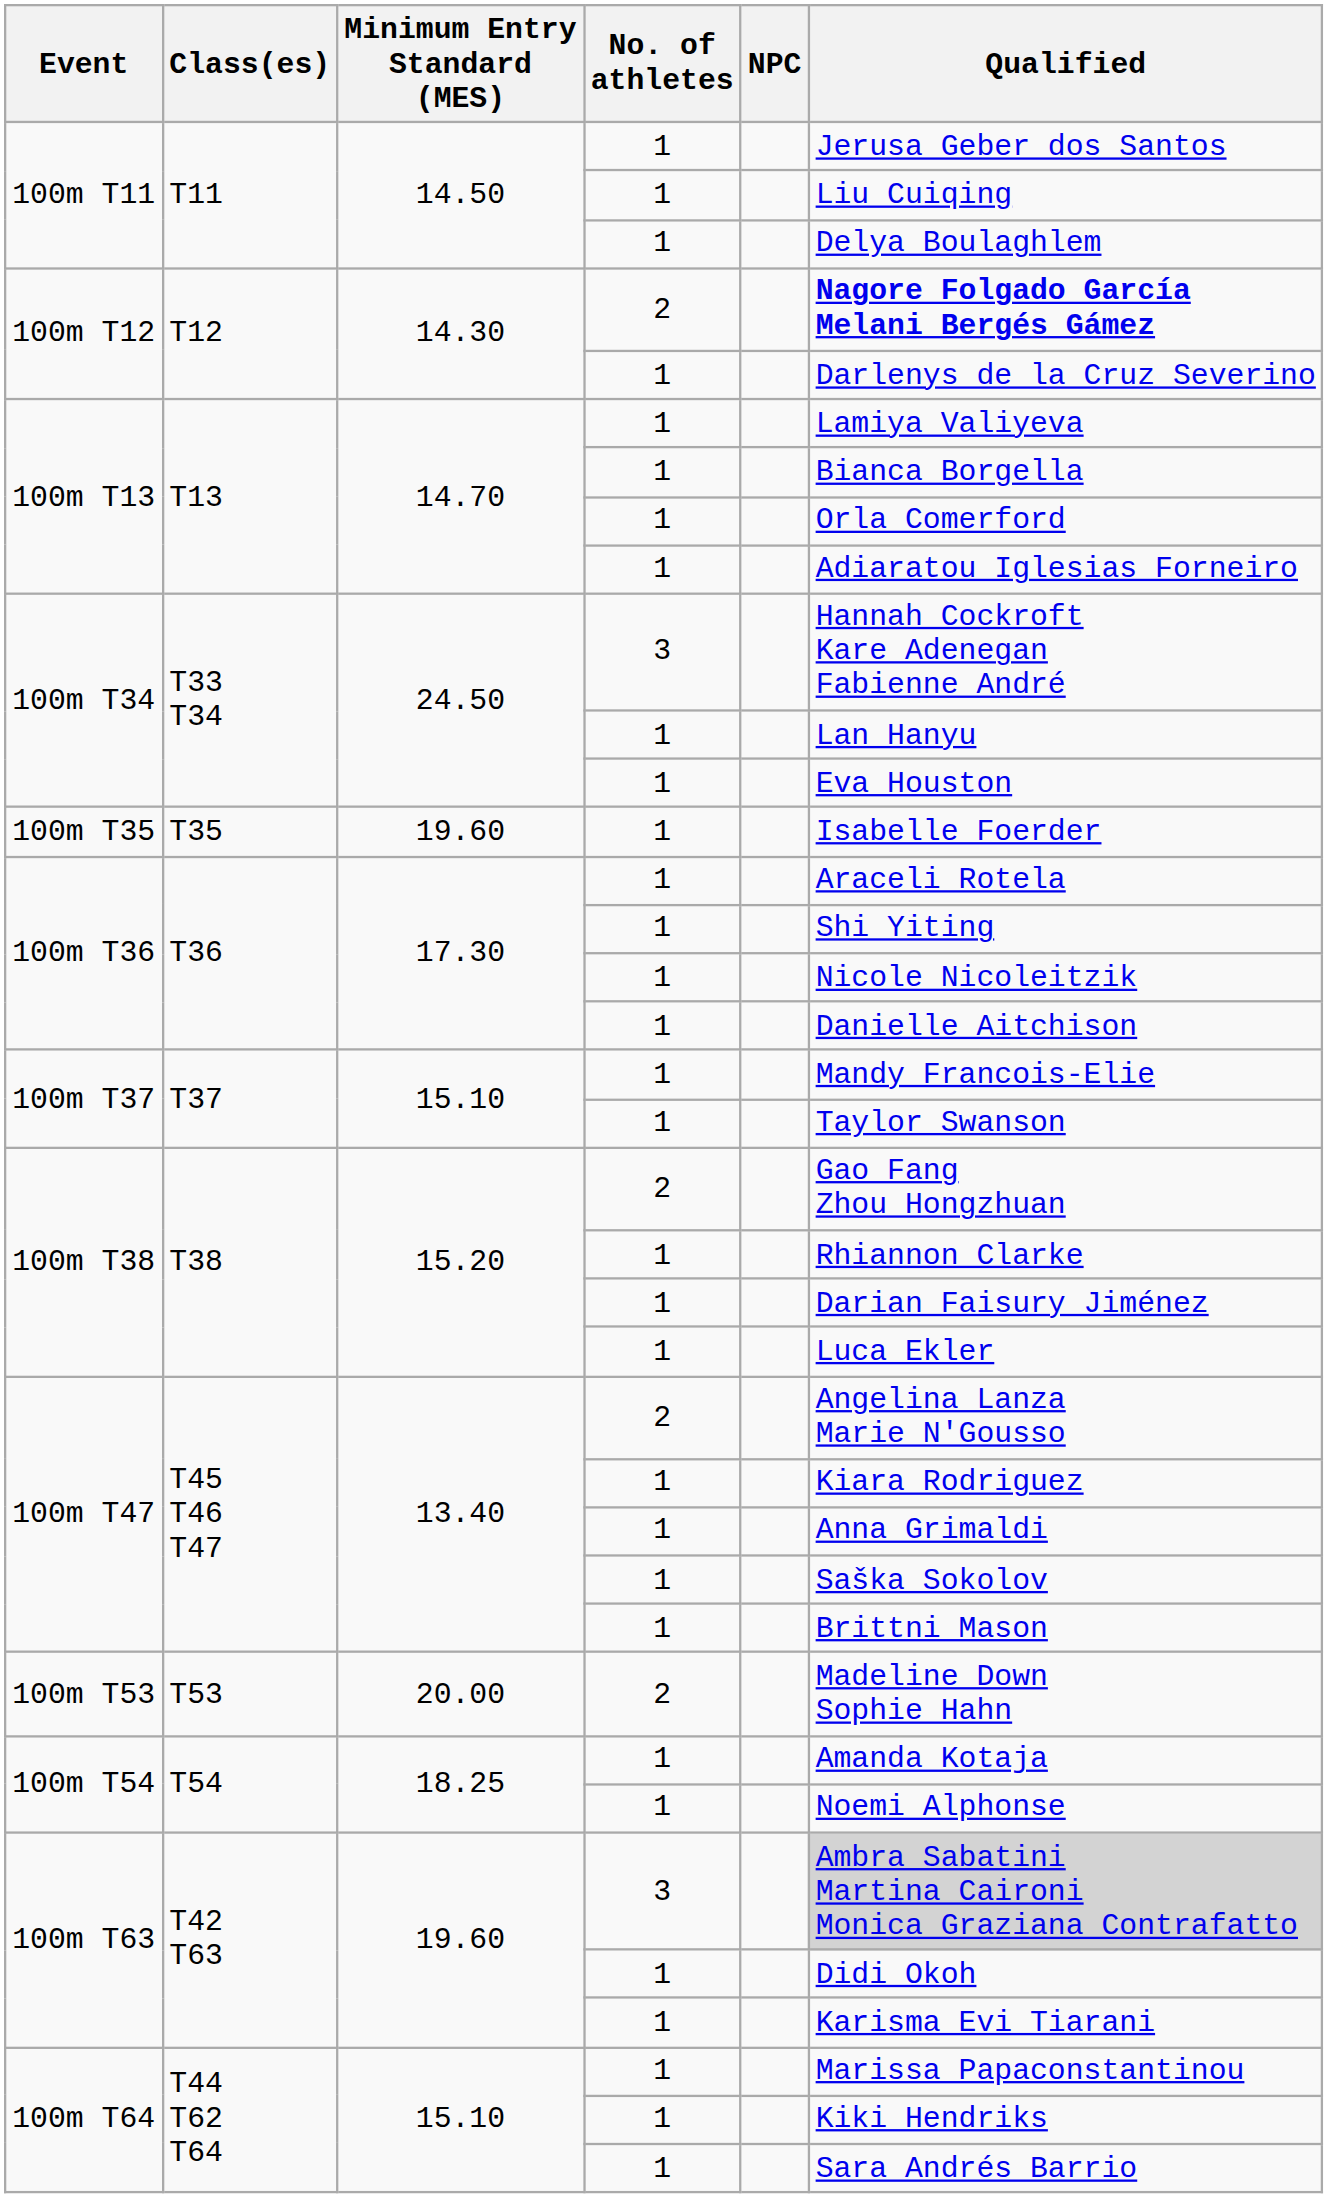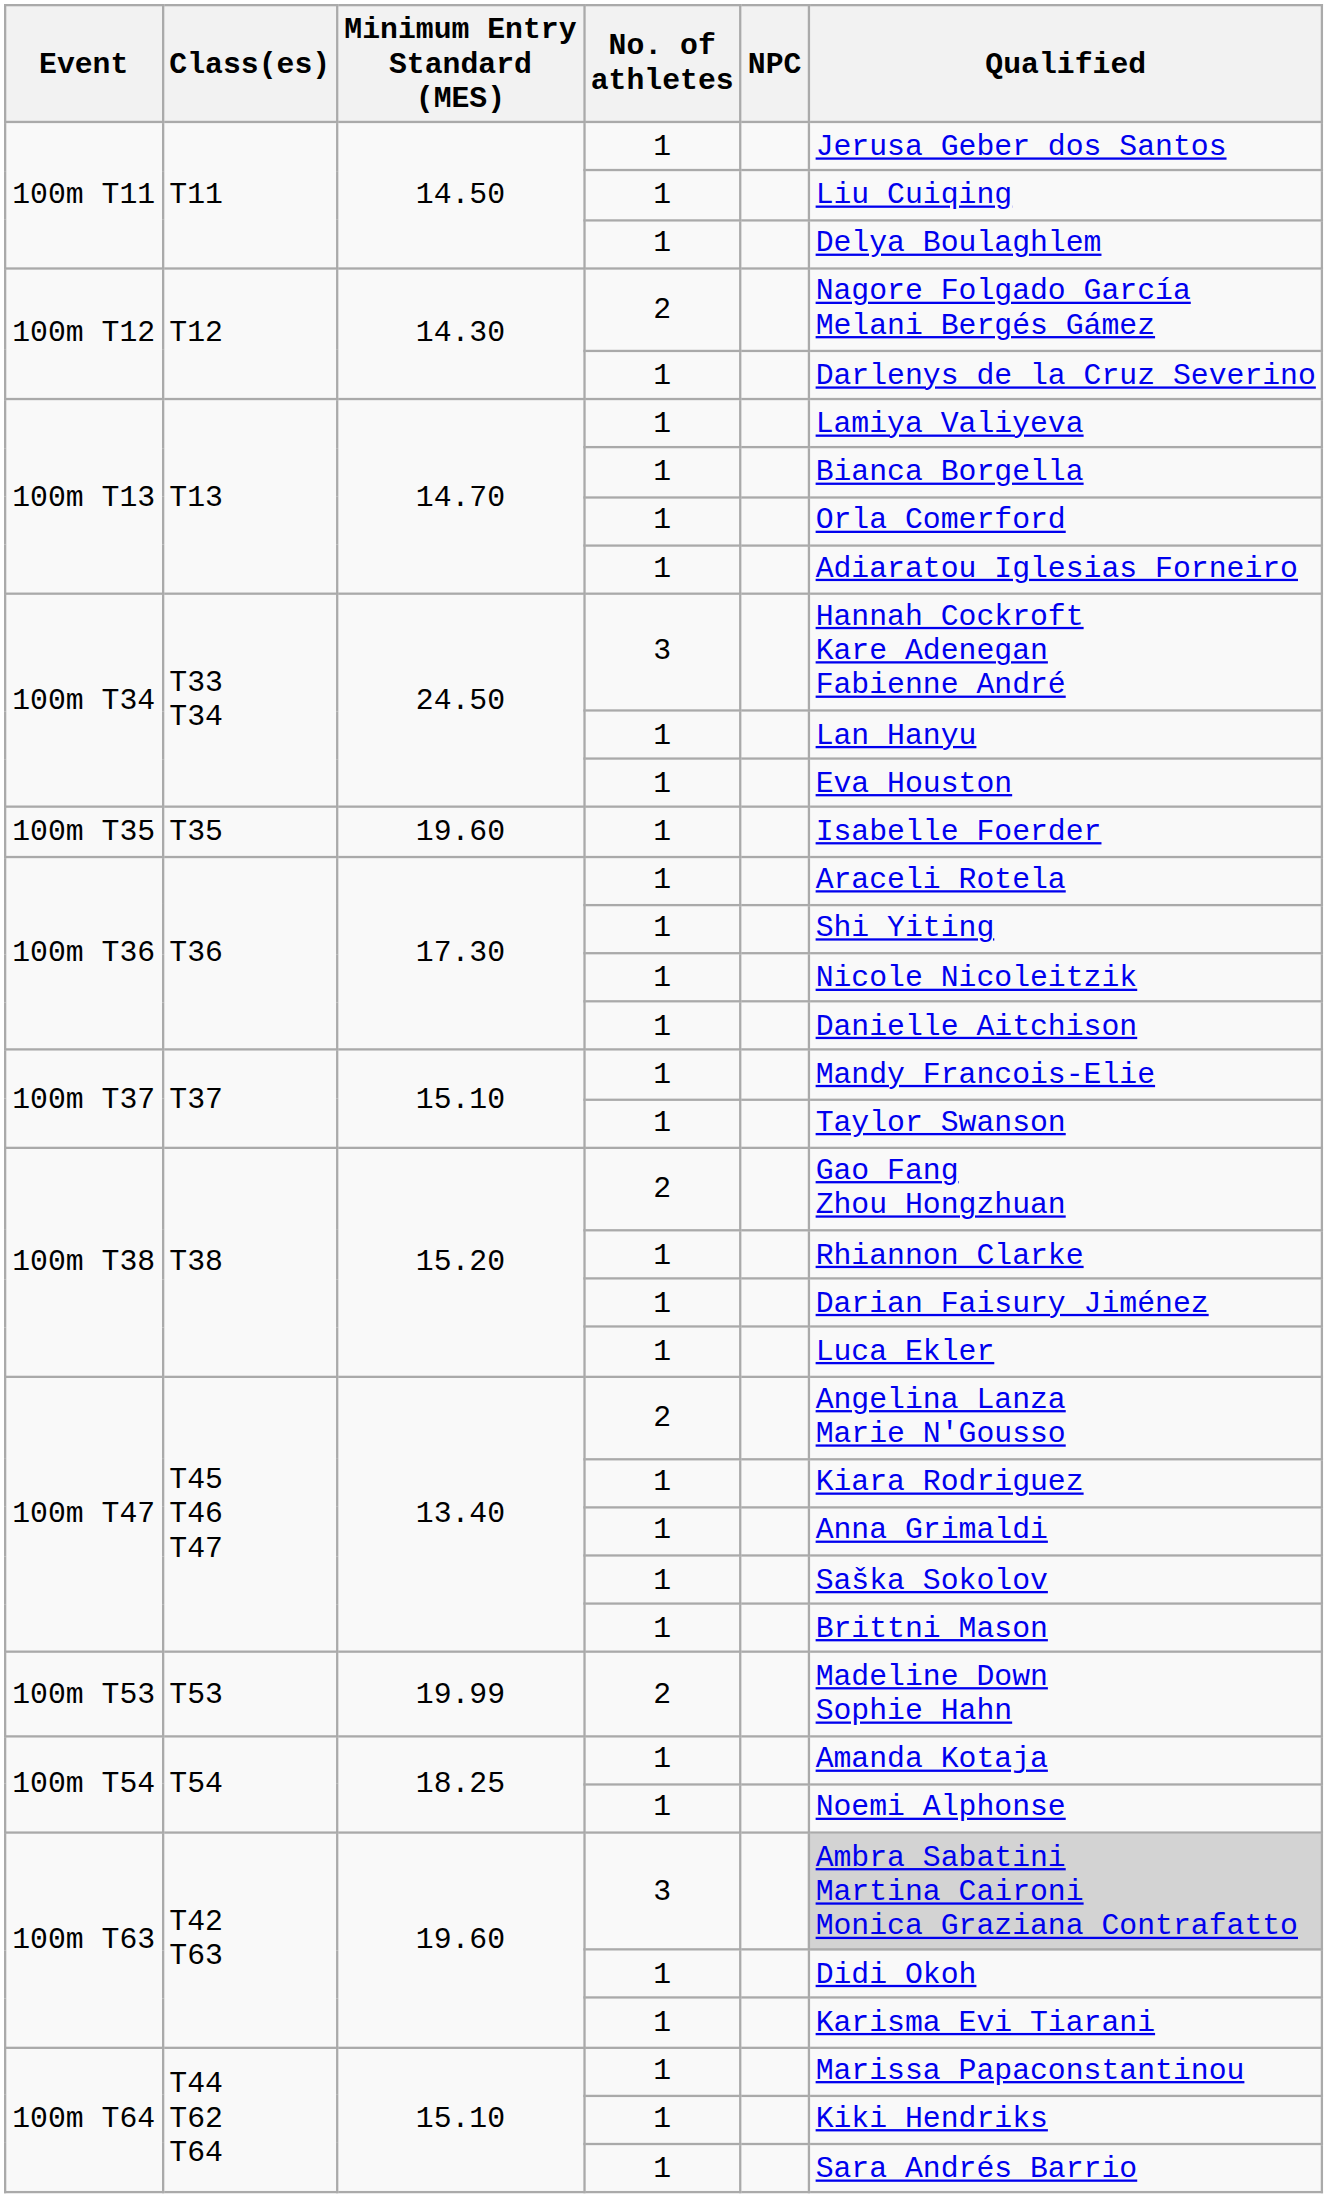(1003, 309) bold -> (1003, 309) normal
(460, 1694) 20.00 -> (460, 1694) 19.99
